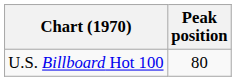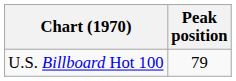(199, 62) 80 -> (199, 62) 79
